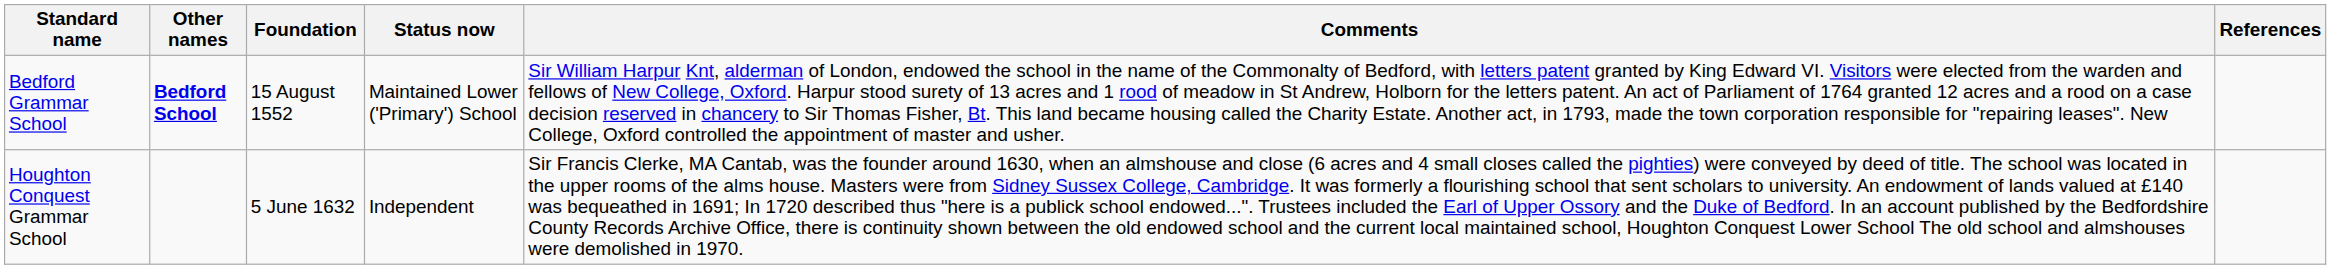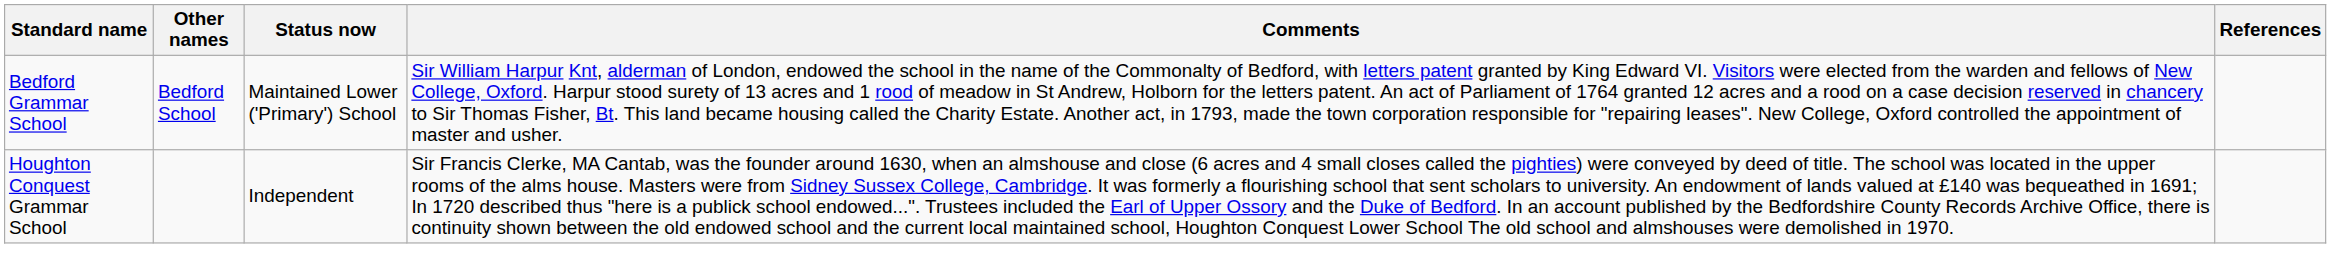- column: (305, 30)
(190, 102) bold -> (191, 102) normal
